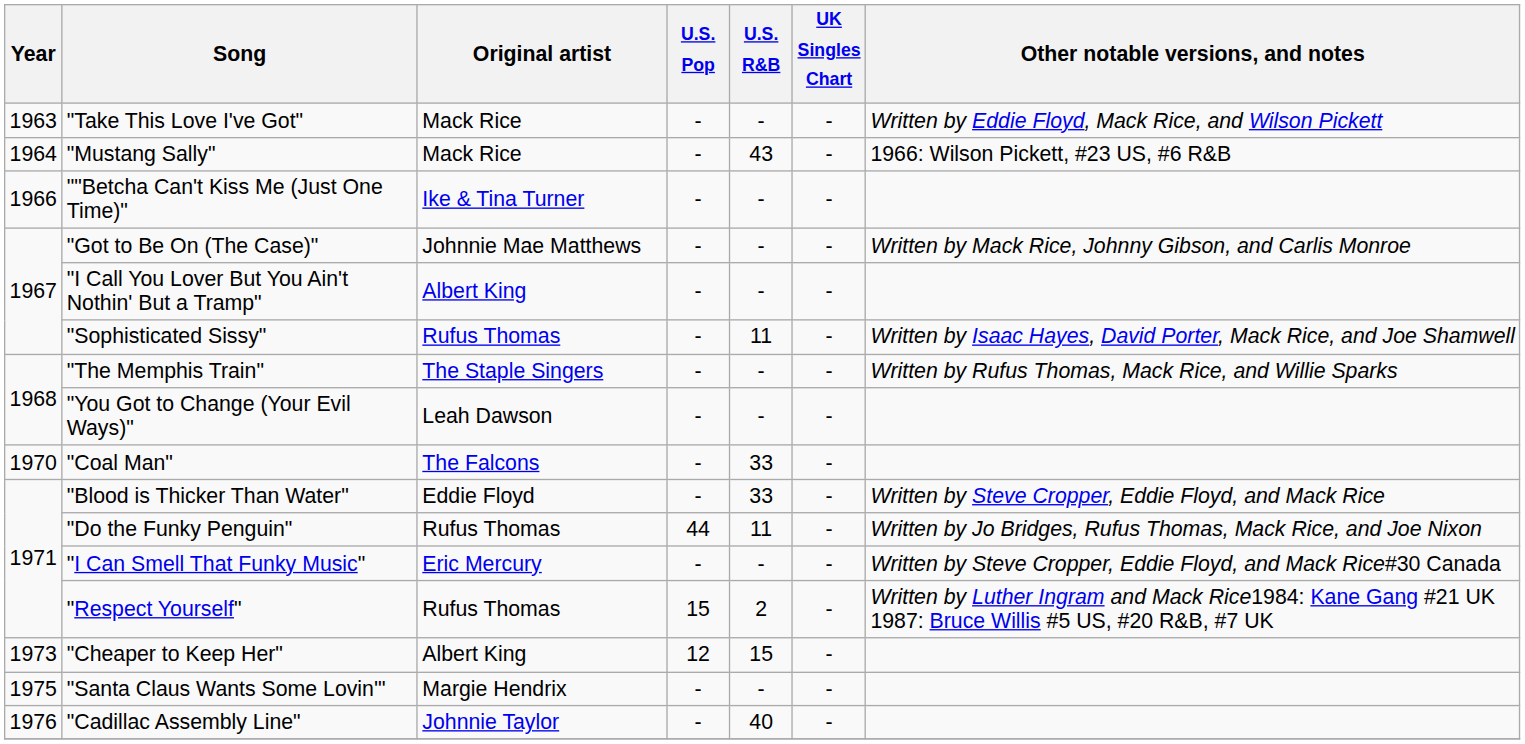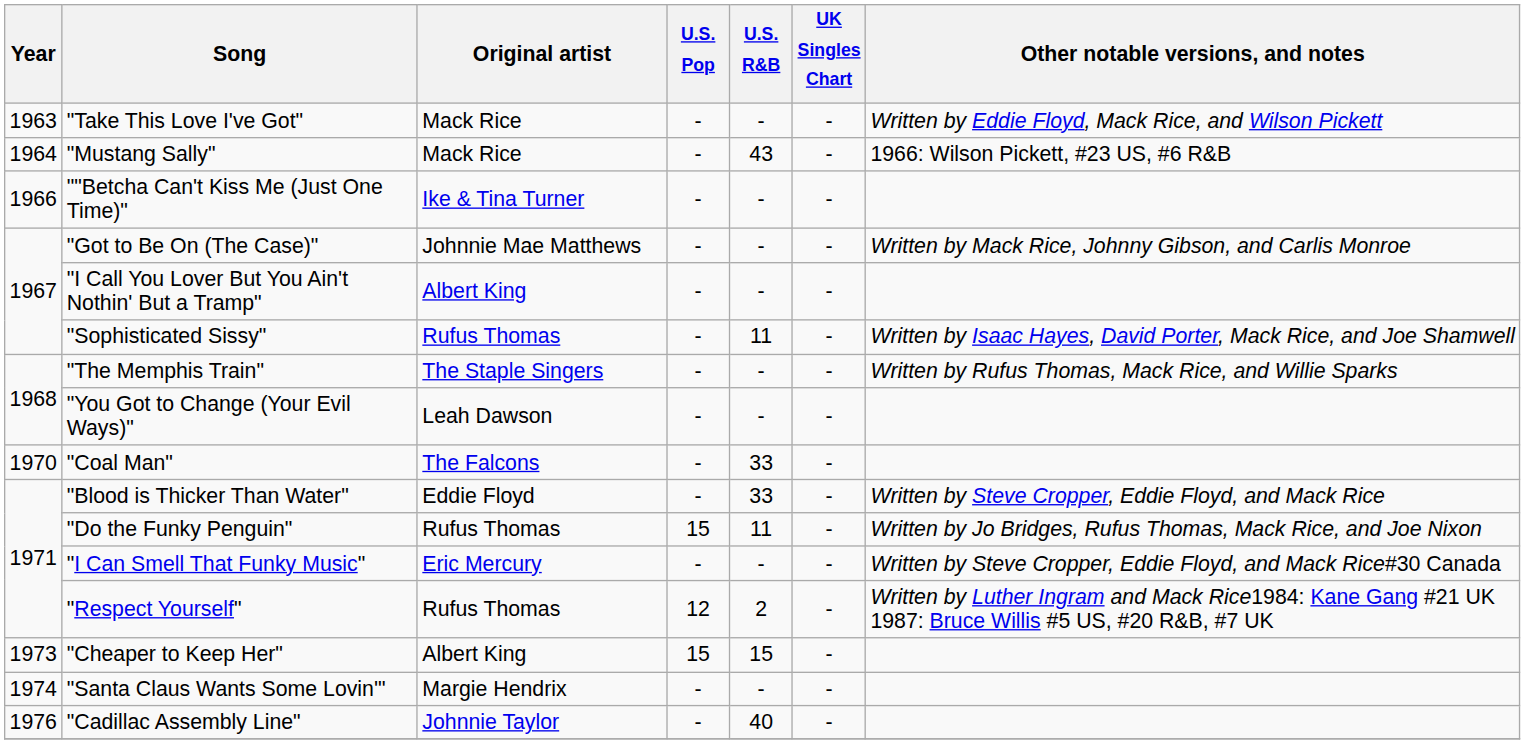(698, 529) 44 -> (698, 529) 15
(698, 609) 15 -> (698, 609) 12
(698, 654) 12 -> (698, 654) 15
(33, 688) 1975 -> (33, 688) 1974
